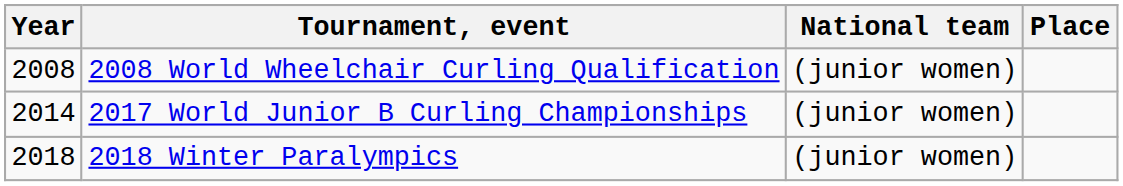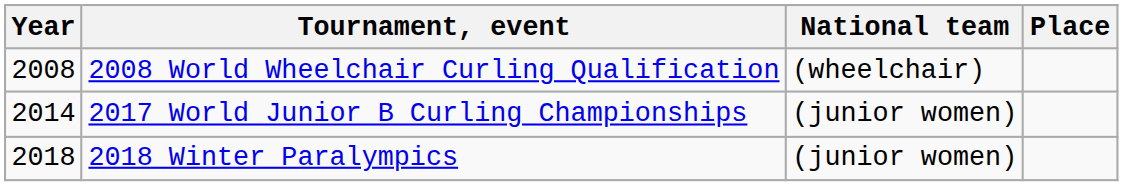(905, 70) (junior women) -> (889, 70) (wheelchair)
